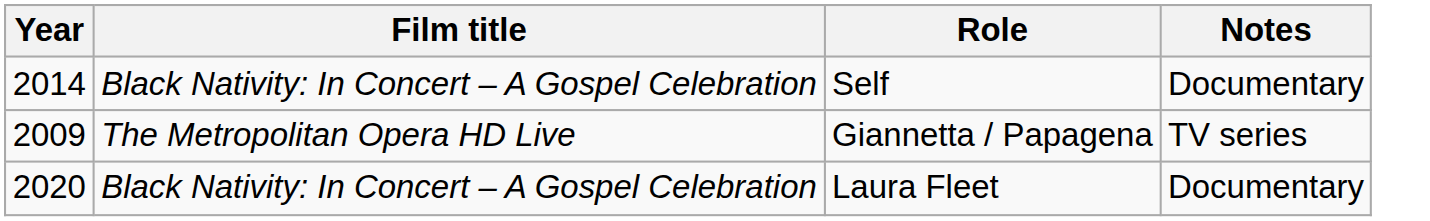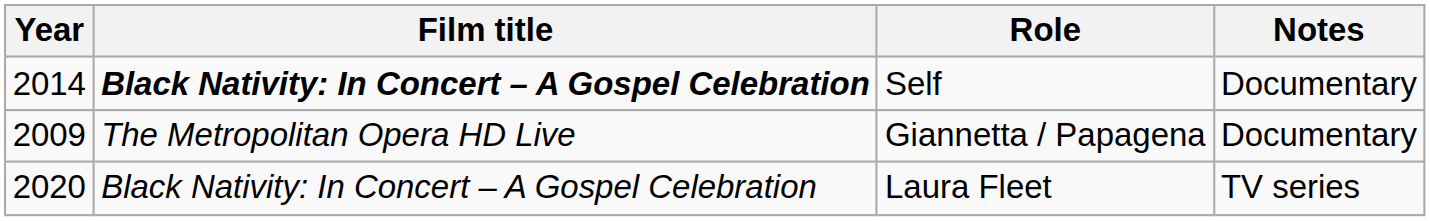(459, 82) normal -> (485, 82) bold
(1238, 135) TV series -> (1319, 135) Documentary
(1266, 187) Documentary -> (1290, 187) TV series
